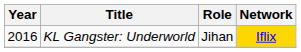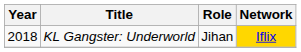(22, 36) 2016 -> (22, 36) 2018
